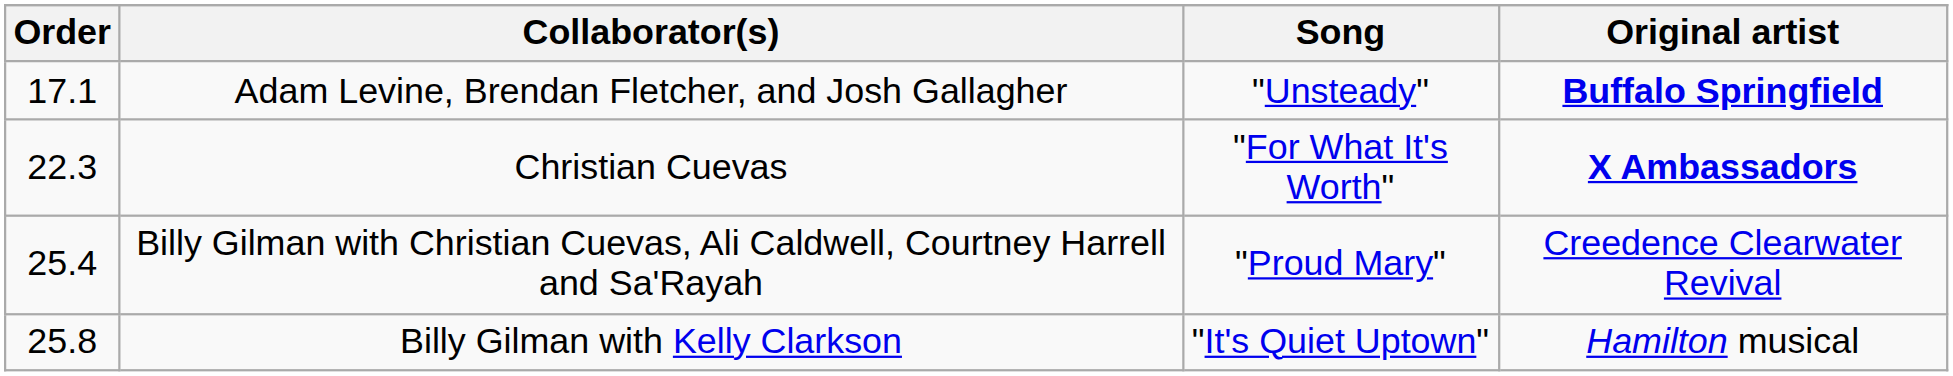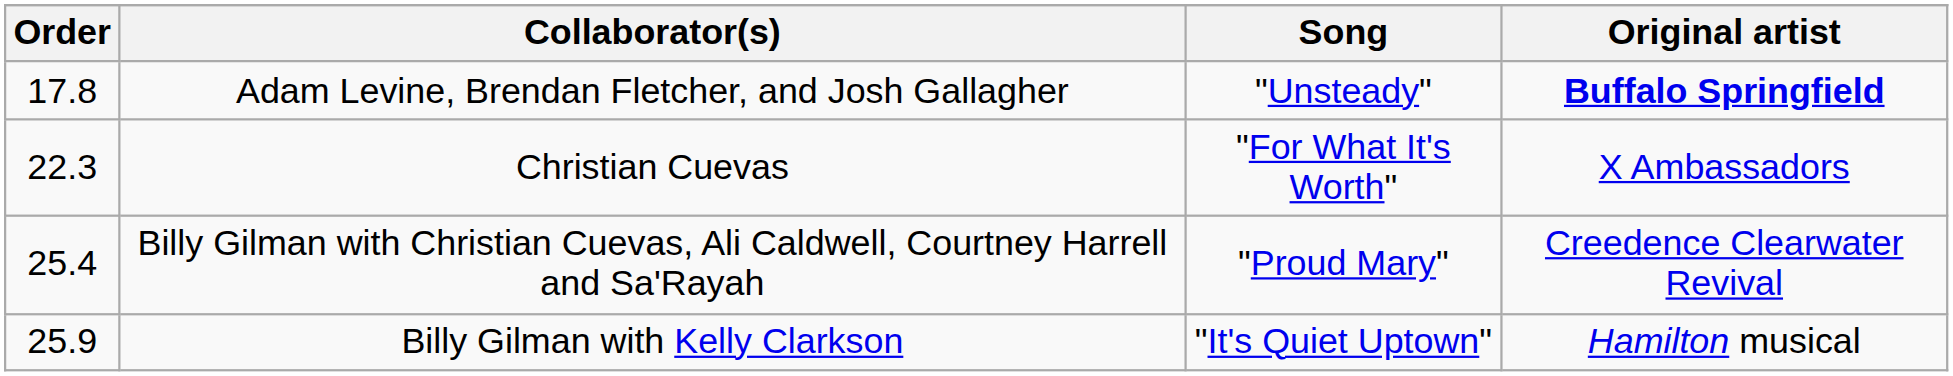(62, 89) 17.1 -> (62, 89) 17.8
(1723, 166) bold -> (1724, 166) normal
(62, 340) 25.8 -> (62, 340) 25.9
